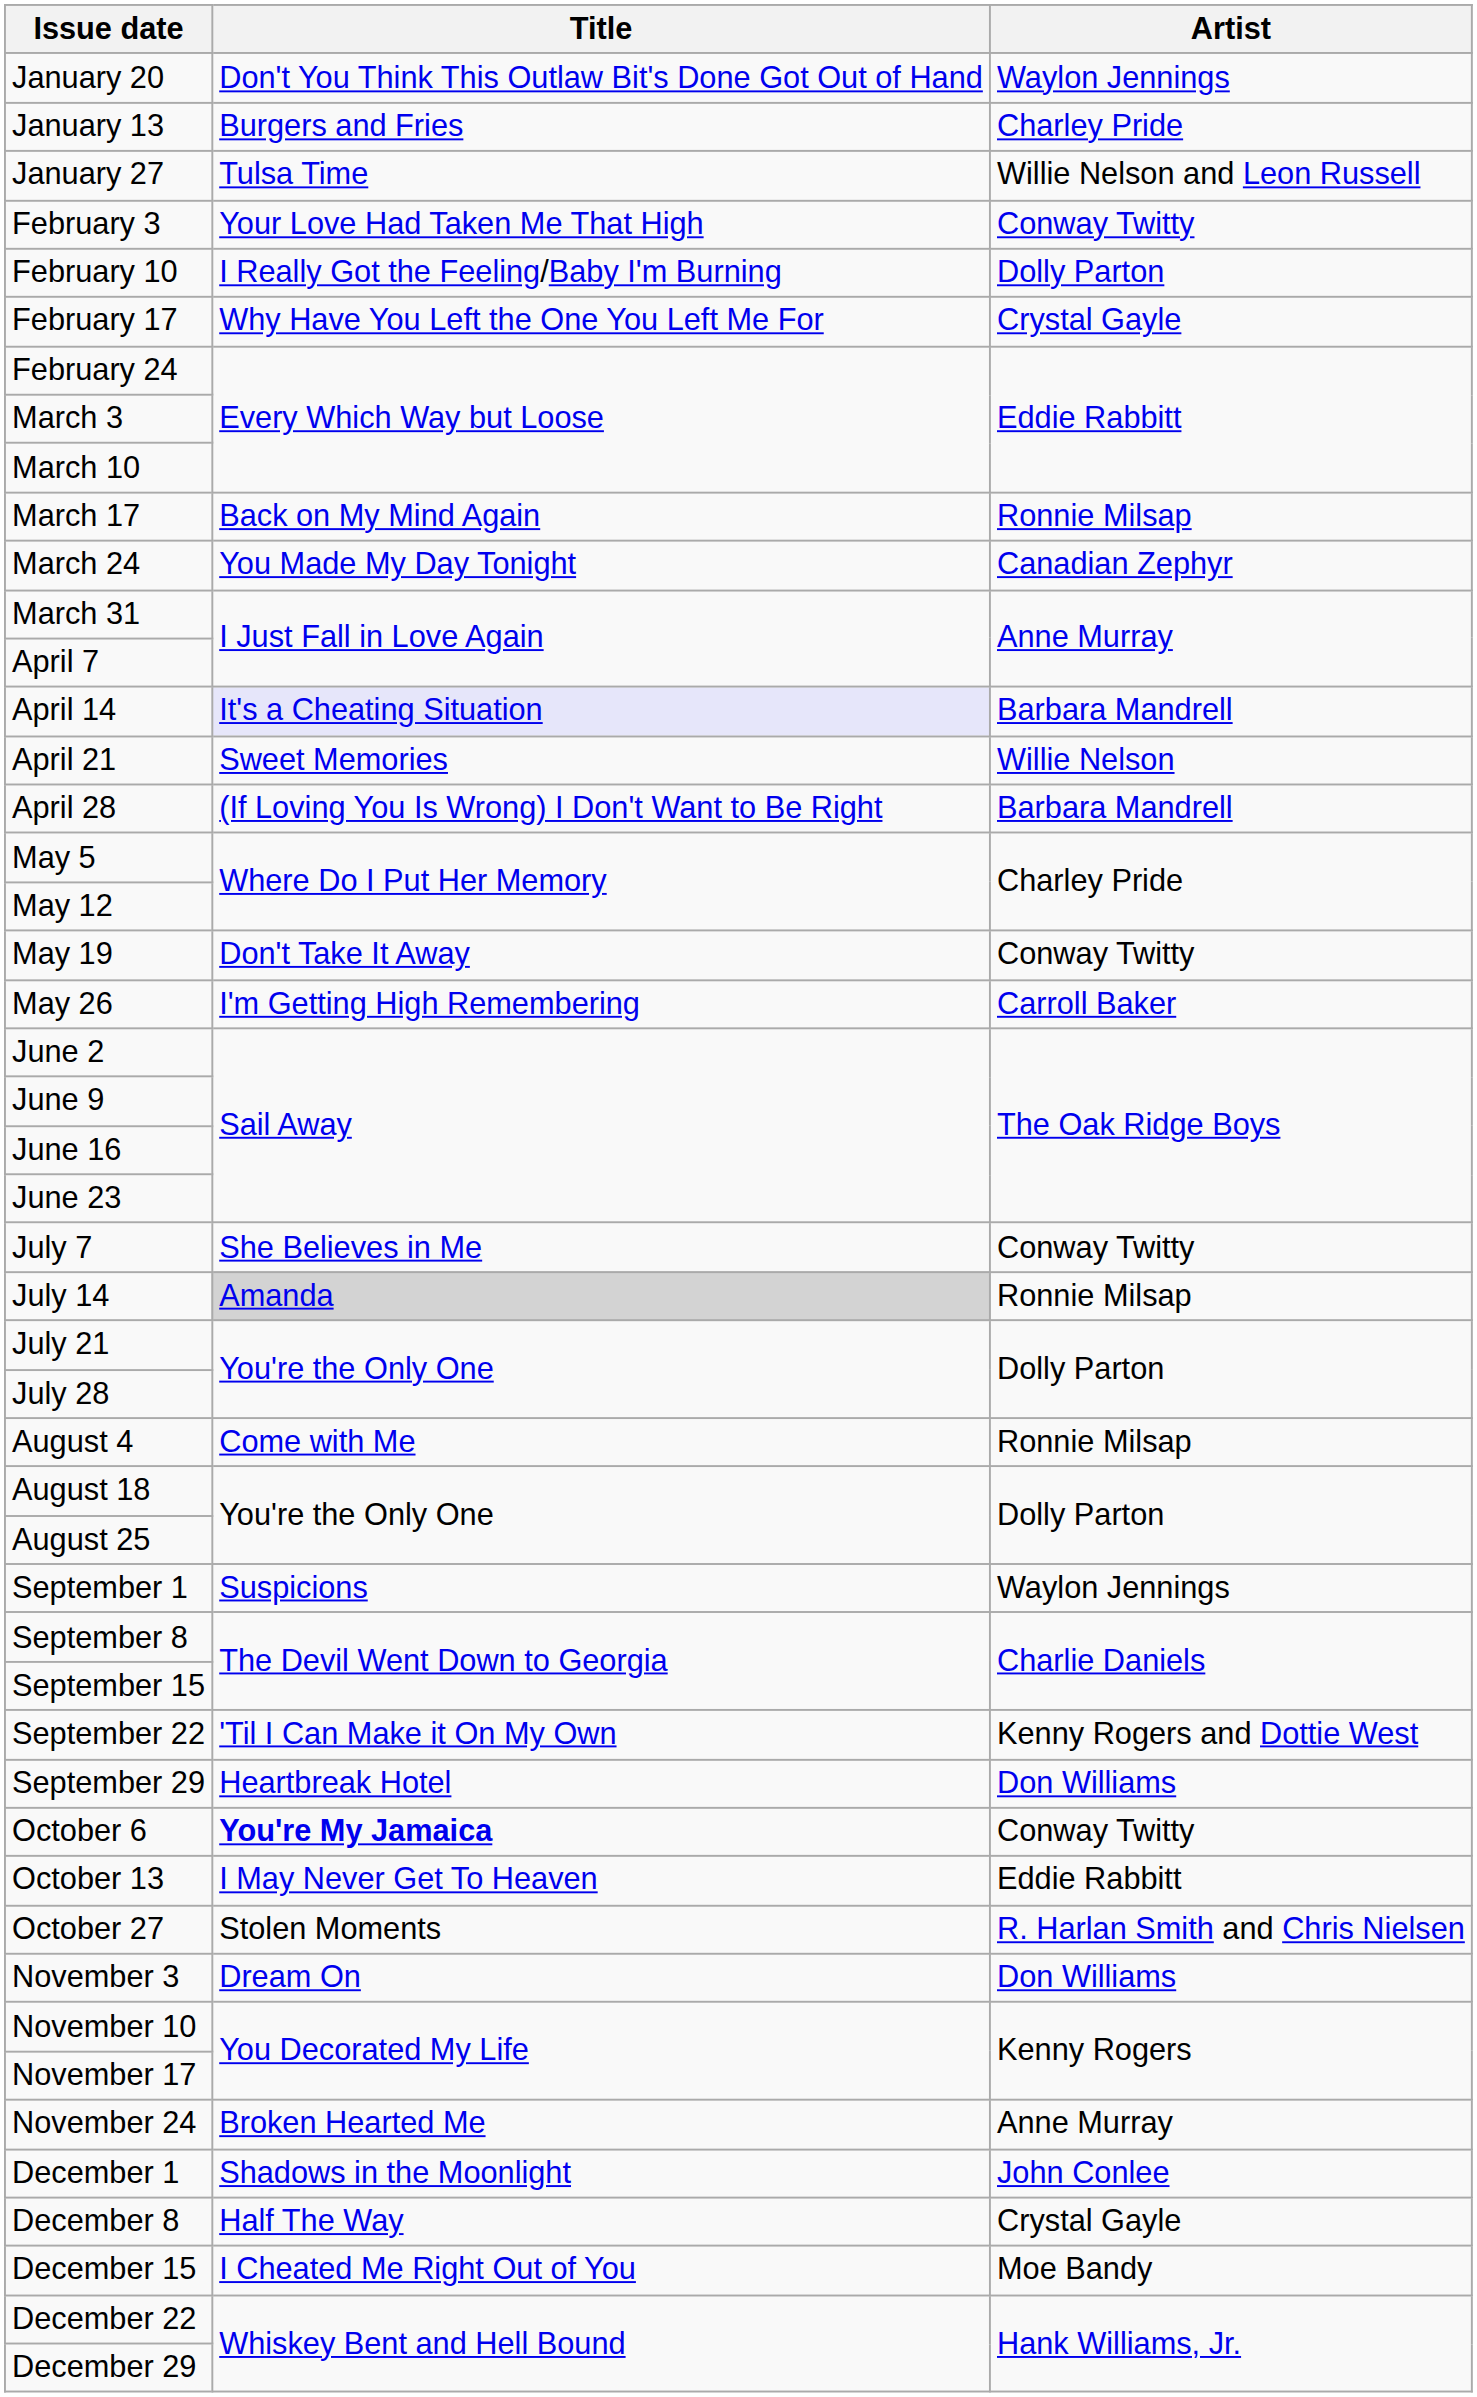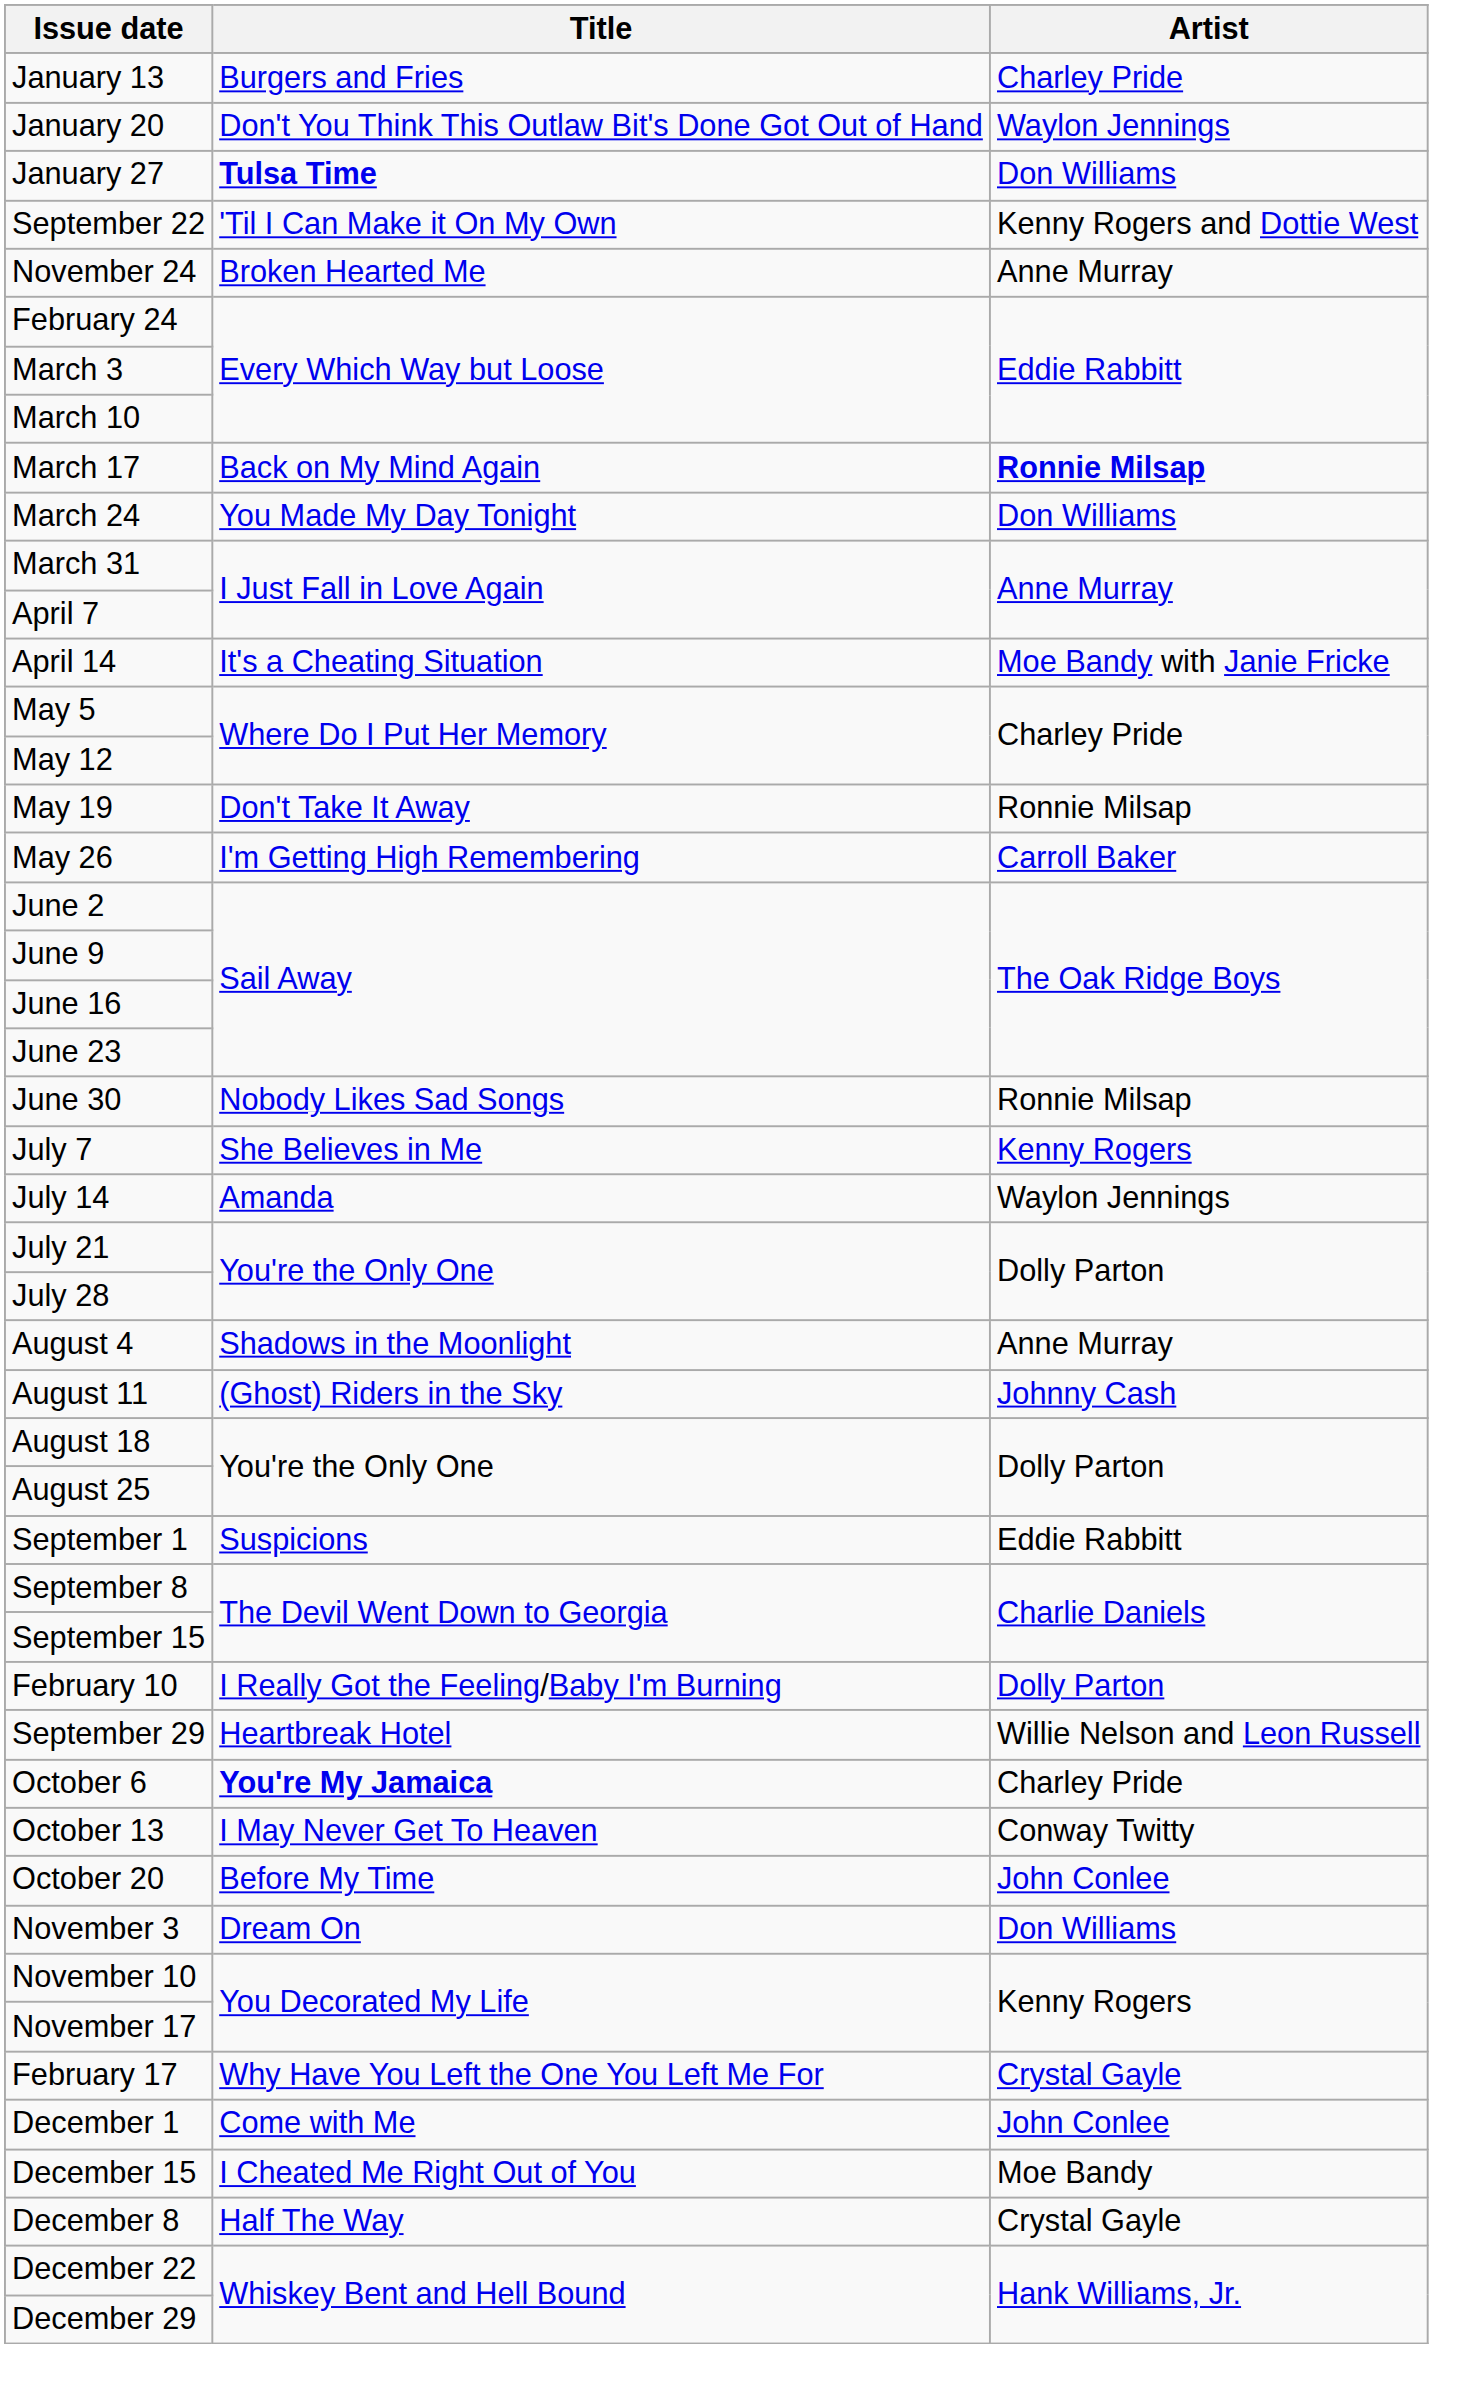rows swapped: (88, 126) <-> (88, 77)
(294, 175) normal -> (298, 175) bold
(1209, 175) Willie Nelson and Leon Russell -> (1087, 175) Don Williams
- row: (86, 223)
rows swapped: (95, 272) <-> (109, 1734)
rows swapped: (95, 321) <-> (104, 2123)
(1094, 516) normal -> (1101, 467) bold
(1115, 564) Canadian Zephyr -> (1087, 516) Don Williams
(381, 710) lavender background -> (381, 662) no background
(1115, 710) Barbara Mandrell -> (1193, 662) Moe Bandy with Janie Fricke
- row: (64, 759)
- row: (64, 808)
(1096, 954) Conway Twitty -> (1094, 808) Ronnie Milsap
+ row: (67, 1100)
(1096, 1246) Conway Twitty -> (1094, 1149) Kenny Rogers
(276, 1295) lightgrey background -> (276, 1198) no background
(1094, 1295) Ronnie Milsap -> (1113, 1198) Waylon Jennings
(317, 1441) Come with Me -> (395, 1344) Shadows in the Moonlight
(1094, 1441) Ronnie Milsap -> (1085, 1344) Anne Murray
+ row: (80, 1393)
(1113, 1587) Waylon Jennings -> (1089, 1539) Eddie Rabbitt
(1087, 1782) Don Williams -> (1209, 1734) Willie Nelson and Leon Russell
(1096, 1831) Conway Twitty -> (1090, 1782) Charley Pride
(1089, 1880) Eddie Rabbitt -> (1096, 1831) Conway Twitty
+ row: (88, 1880)
- row: (88, 1928)
(395, 2172) Shadows in the Moonlight -> (317, 2123) Come with Me
rows swapped: (96, 2221) <-> (104, 2269)
